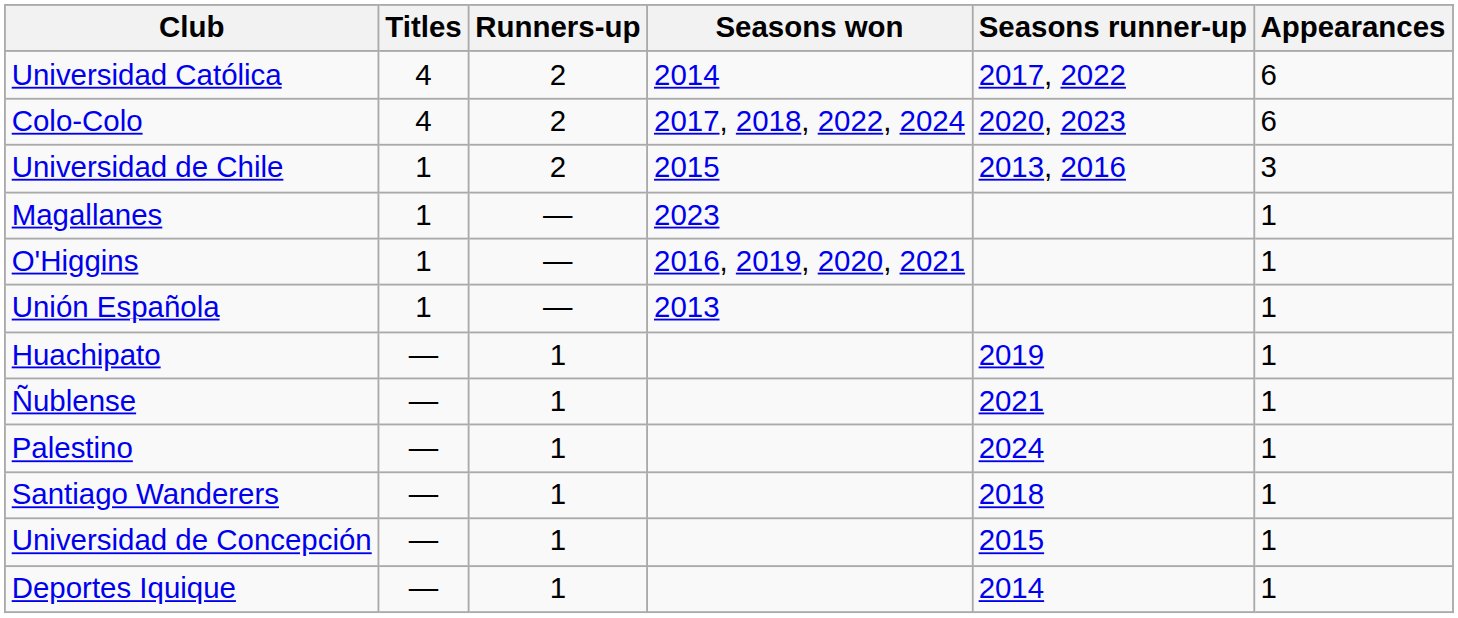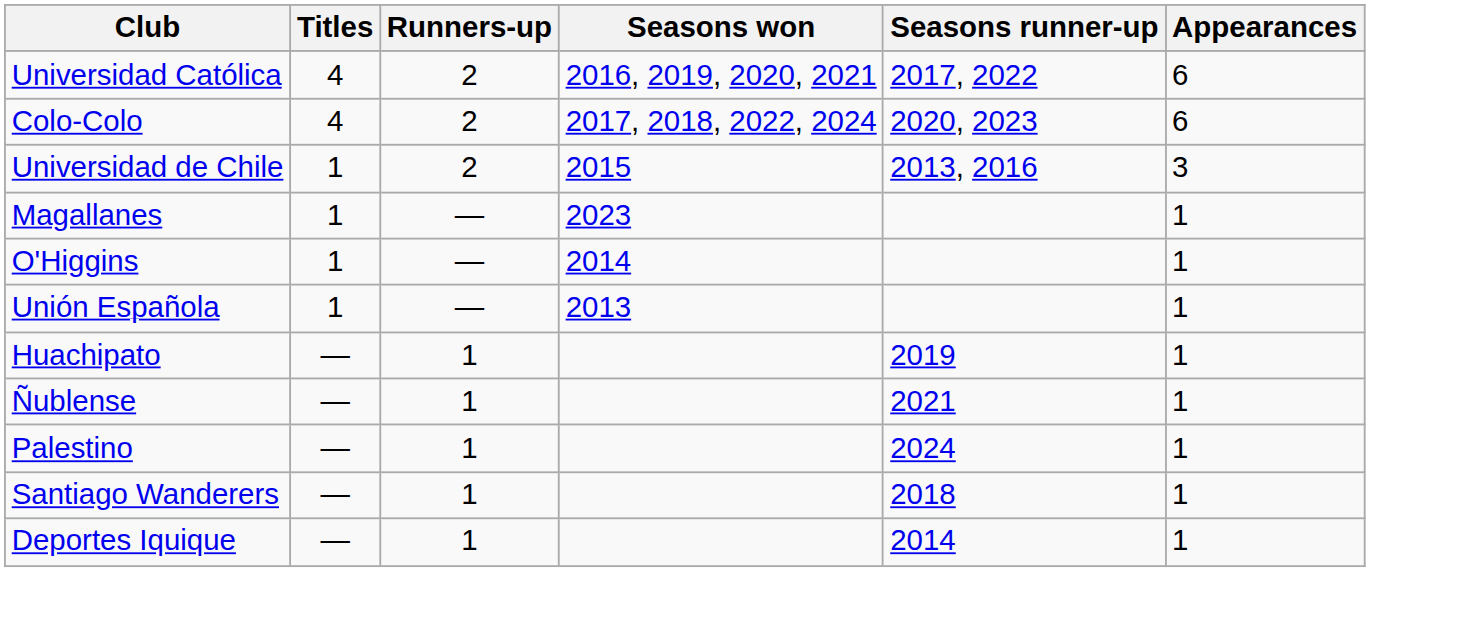(687, 74) 2014 -> (721, 74) 2016, 2019, 2020, 2021
(810, 261) 2016, 2019, 2020, 2021 -> (598, 261) 2014
- row: (192, 541)
